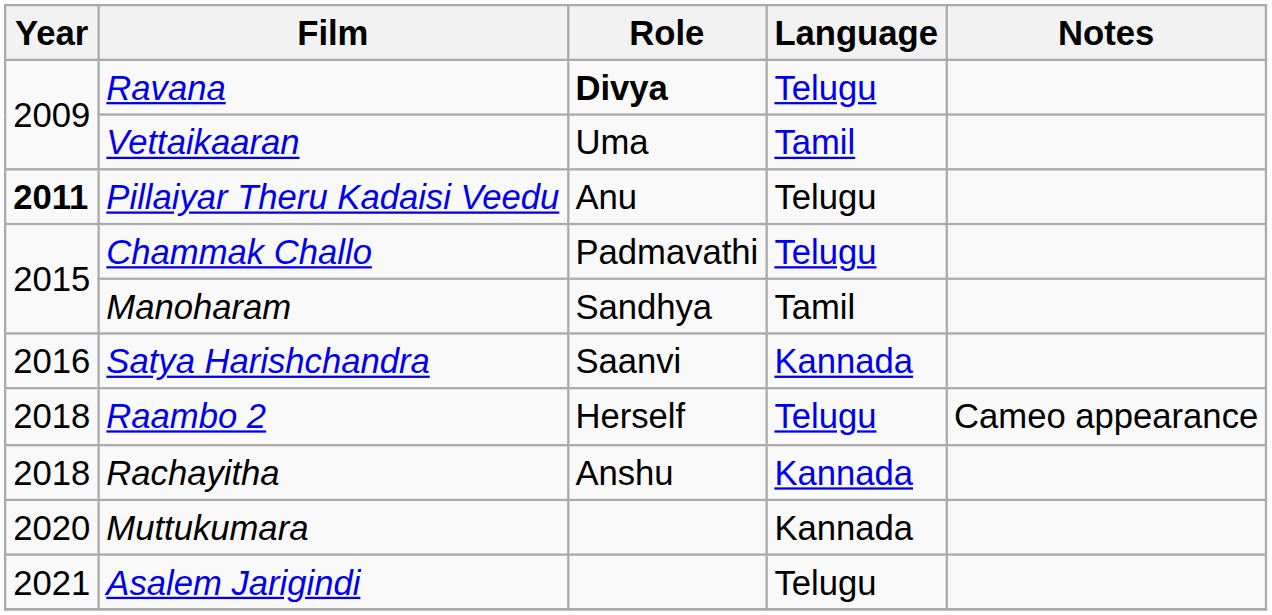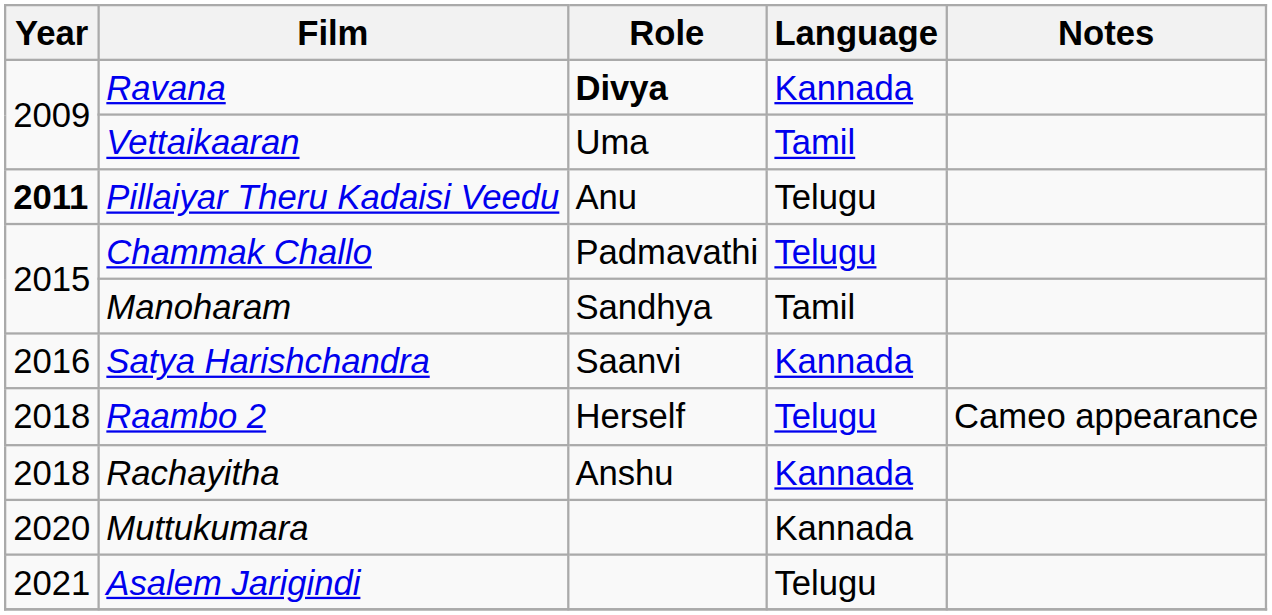(825, 88) Telugu -> (844, 88) Kannada
